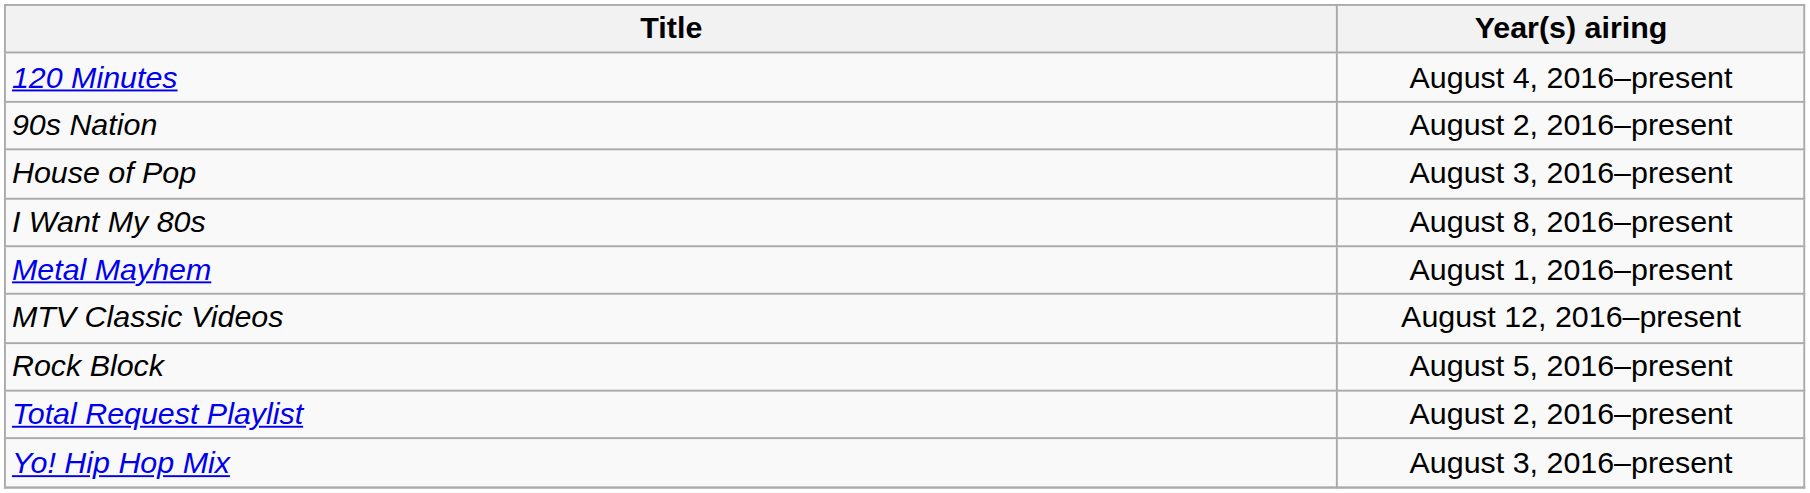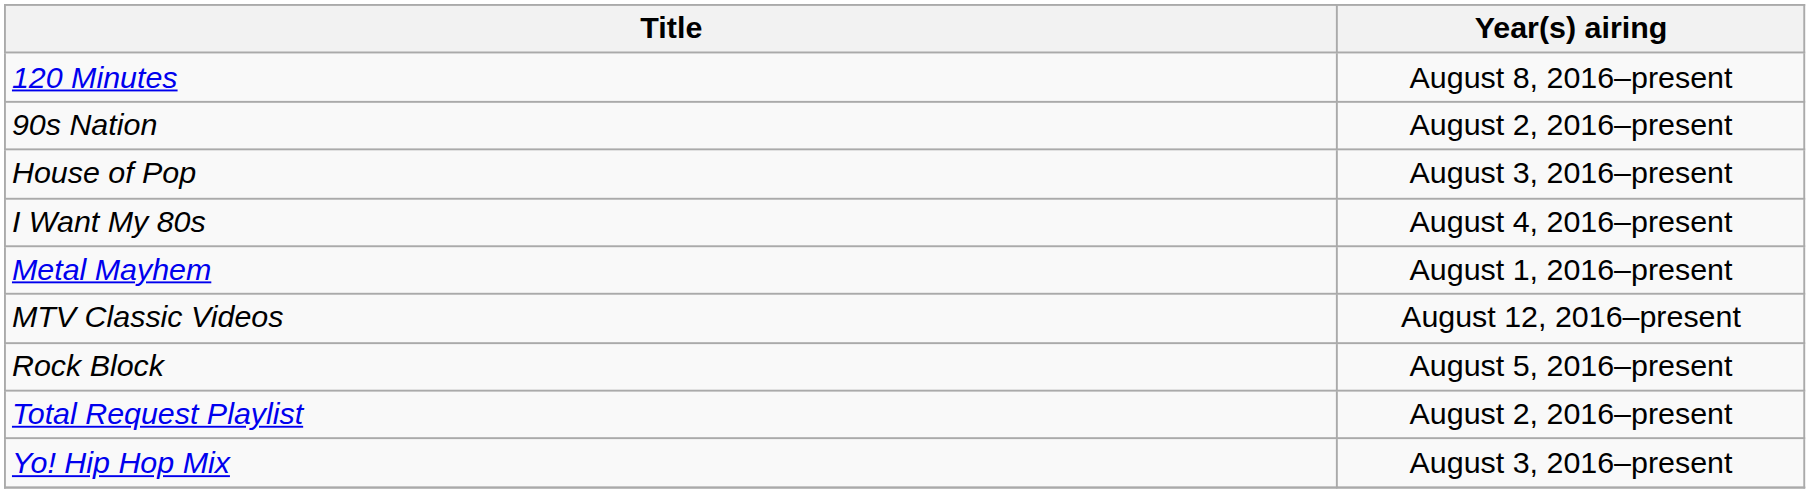(1571, 76) August 4, 2016–present -> (1571, 76) August 8, 2016–present
(1571, 221) August 8, 2016–present -> (1571, 221) August 4, 2016–present
